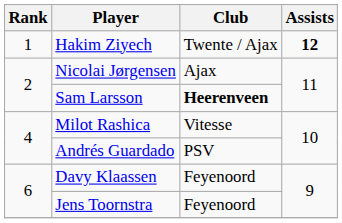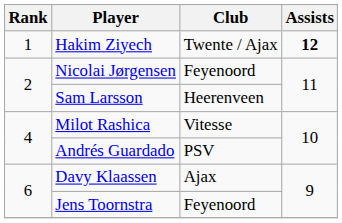(200, 71) Ajax -> (220, 71) Feyenoord
(226, 97) bold -> (224, 97) normal
(220, 177) Feyenoord -> (200, 177) Ajax
